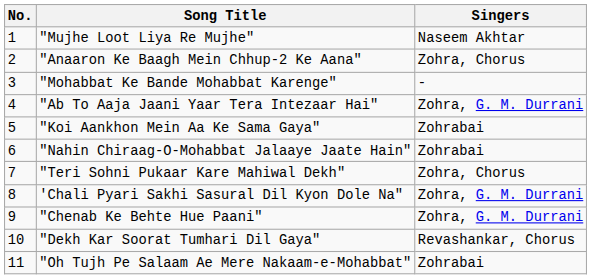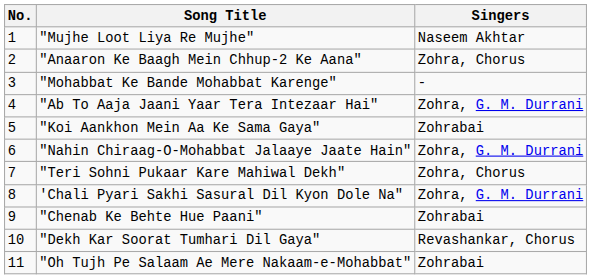(451, 151) Zohrabai -> (501, 151) Zohra, G. M. Durrani
(501, 218) Zohra, G. M. Durrani -> (451, 218) Zohrabai
